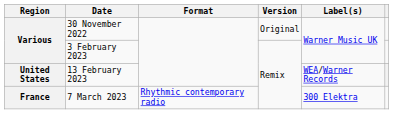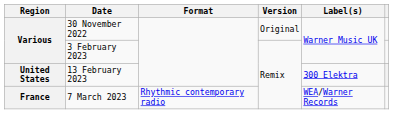(328, 75) WEA/Warner Records -> (330, 75) 300 Elektra
(330, 97) 300 Elektra -> (328, 97) WEA/Warner Records
